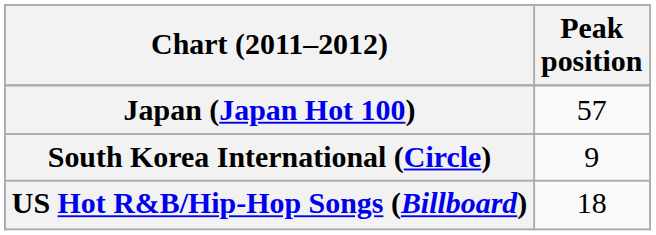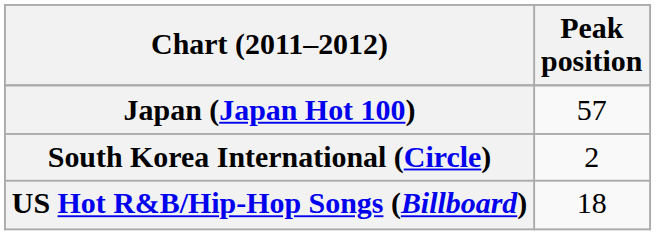(592, 156) 9 -> (592, 156) 2
